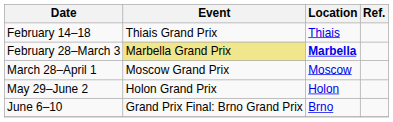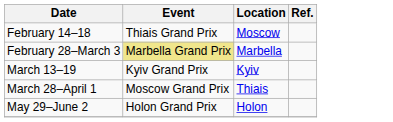(324, 32) Thiais -> (258, 32) Moscow
(332, 51) bold -> (259, 51) normal
+ row: (42, 70)
(330, 70) Moscow -> (252, 88) Thiais
- row: (35, 107)
